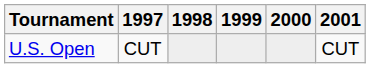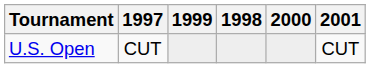columns swapped: (192, 19) <-> (242, 19)
